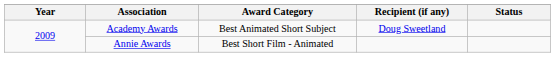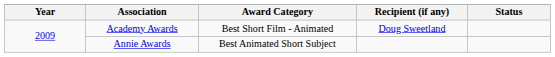(277, 28) Best Animated Short Subject -> (277, 28) Best Short Film - Animated
(277, 44) Best Short Film - Animated -> (277, 44) Best Animated Short Subject
